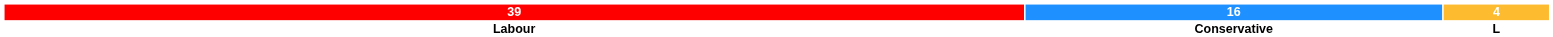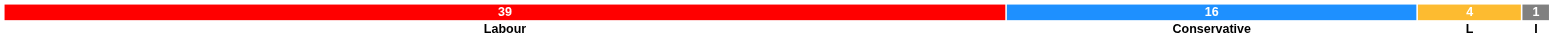+ column: (1536, 12)
